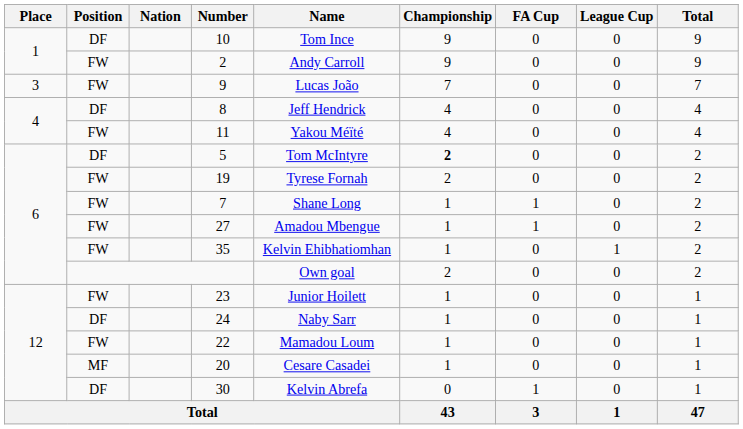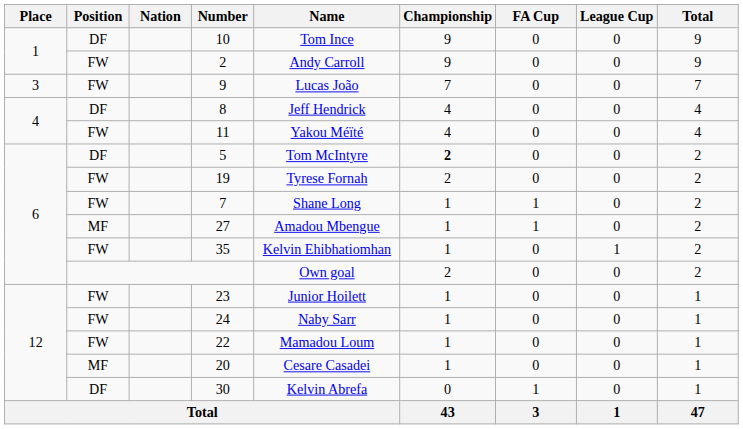(98, 226) FW -> (98, 226) MF
(98, 319) DF -> (98, 319) FW
